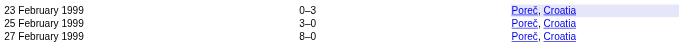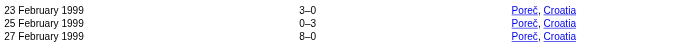(308, 11) 0–3 -> (308, 11) 3–0
(544, 11) lavender background -> (544, 11) no background
(308, 24) 3–0 -> (308, 24) 0–3
